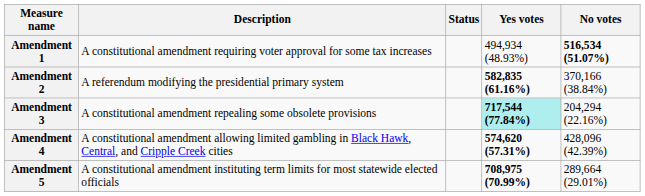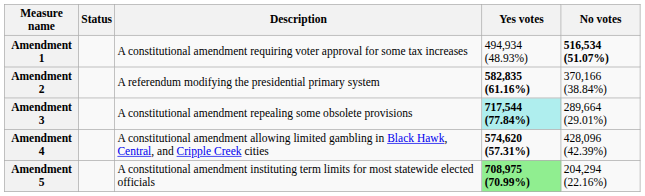columns swapped: (262, 20) <-> (464, 20)
(585, 113) 204,294 (22.16%) -> (585, 113) 289,664 (29.01%)
(507, 176) no background -> (507, 176) lightgreen background
(585, 176) 289,664 (29.01%) -> (585, 176) 204,294 (22.16%)
